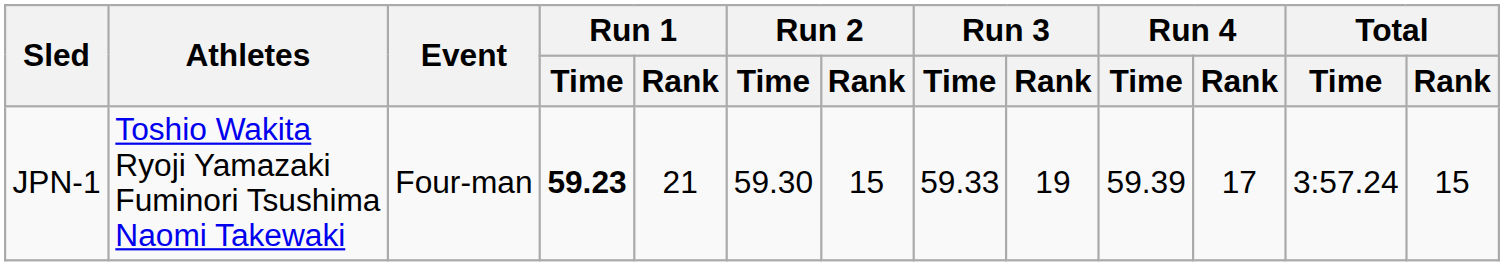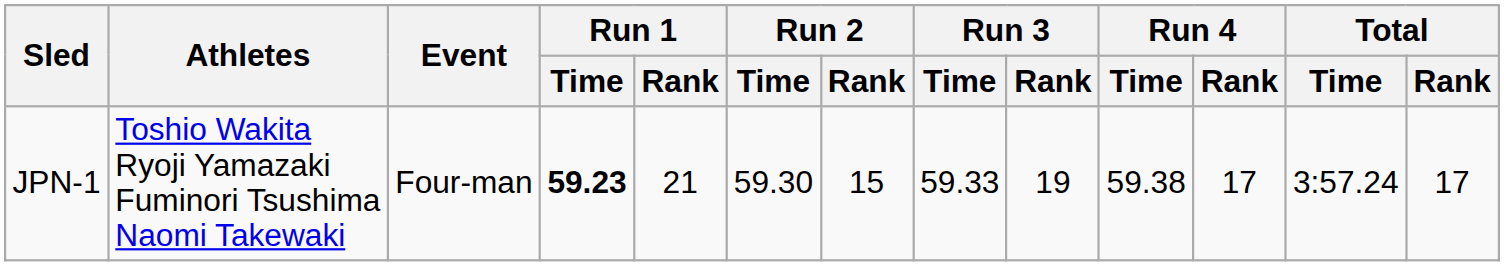(1146, 183) 59.39 -> (1146, 183) 59.38
(1452, 183) 15 -> (1452, 183) 17
